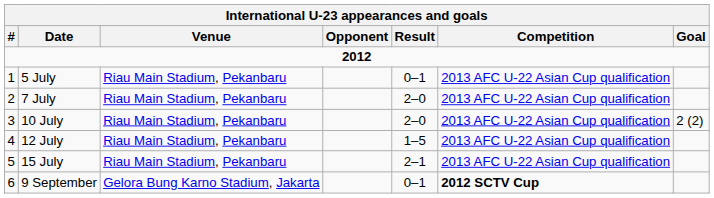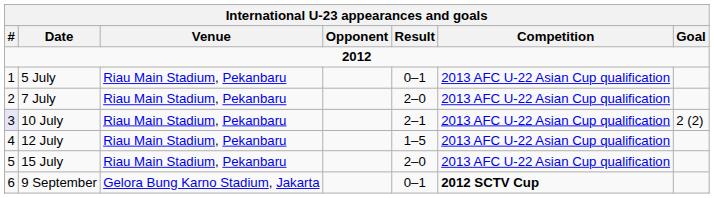(11, 120) no background -> (11, 120) lavender background
(415, 120) 2–0 -> (415, 120) 2–1
(415, 162) 2–1 -> (415, 162) 2–0
